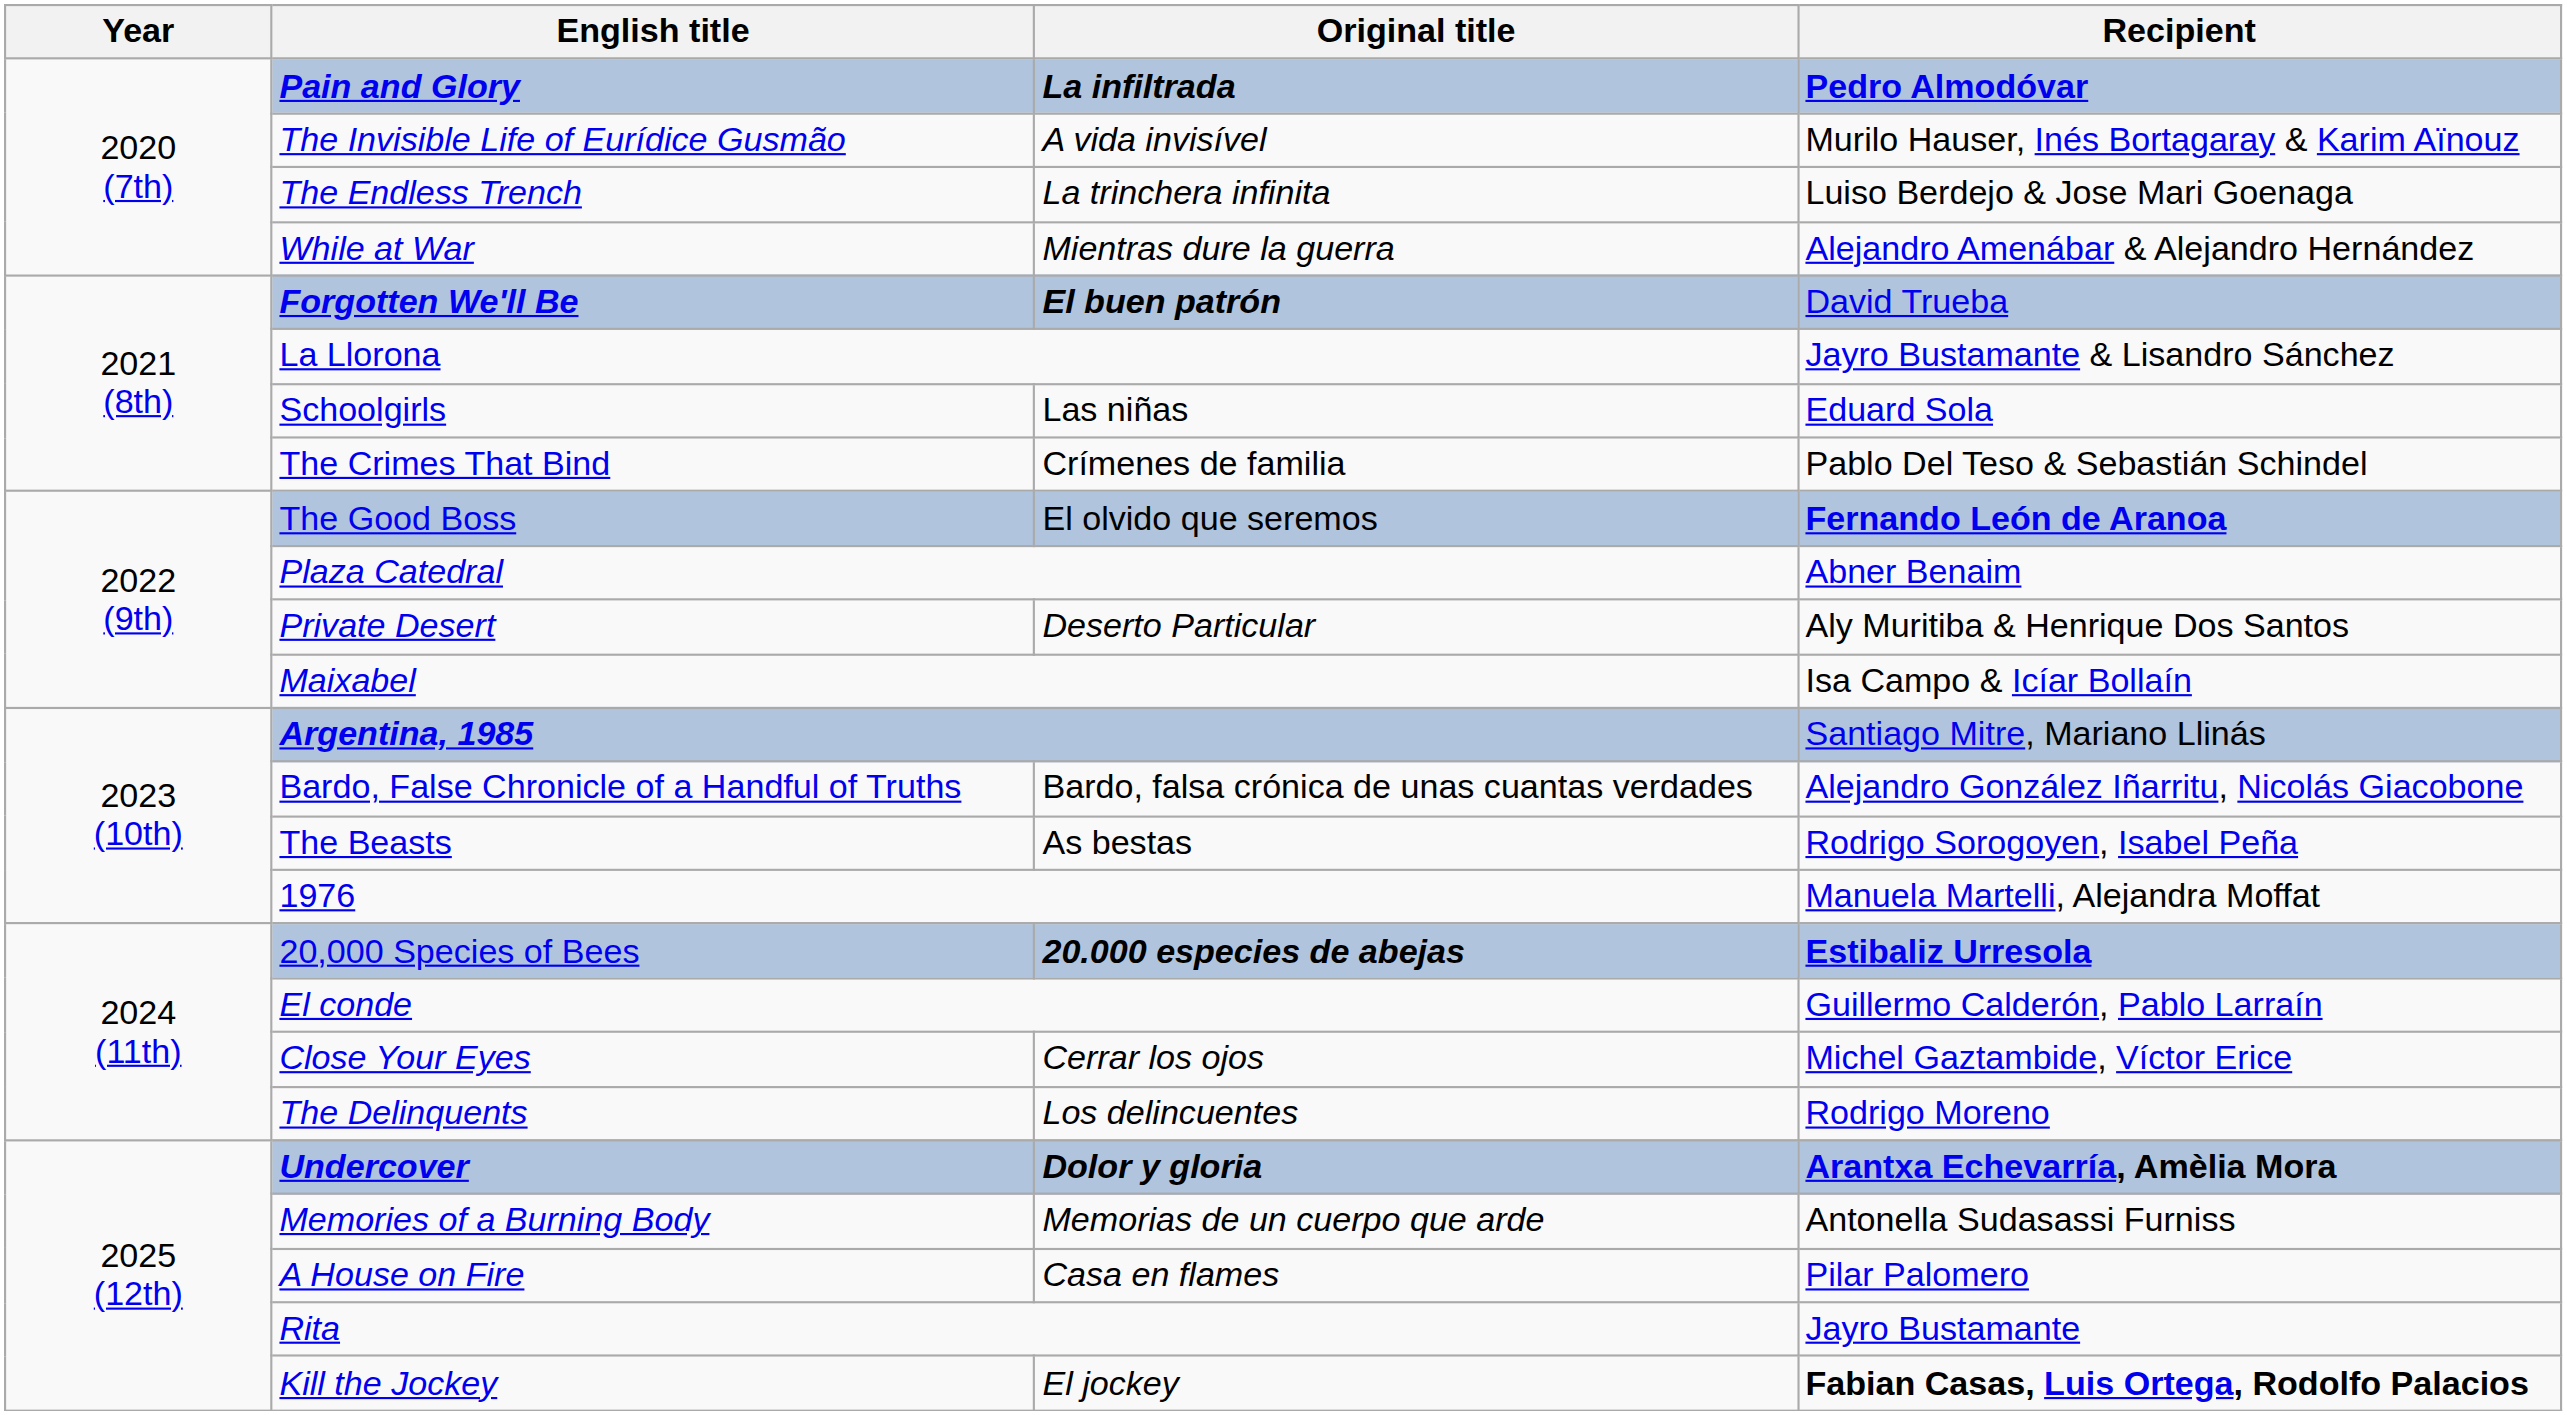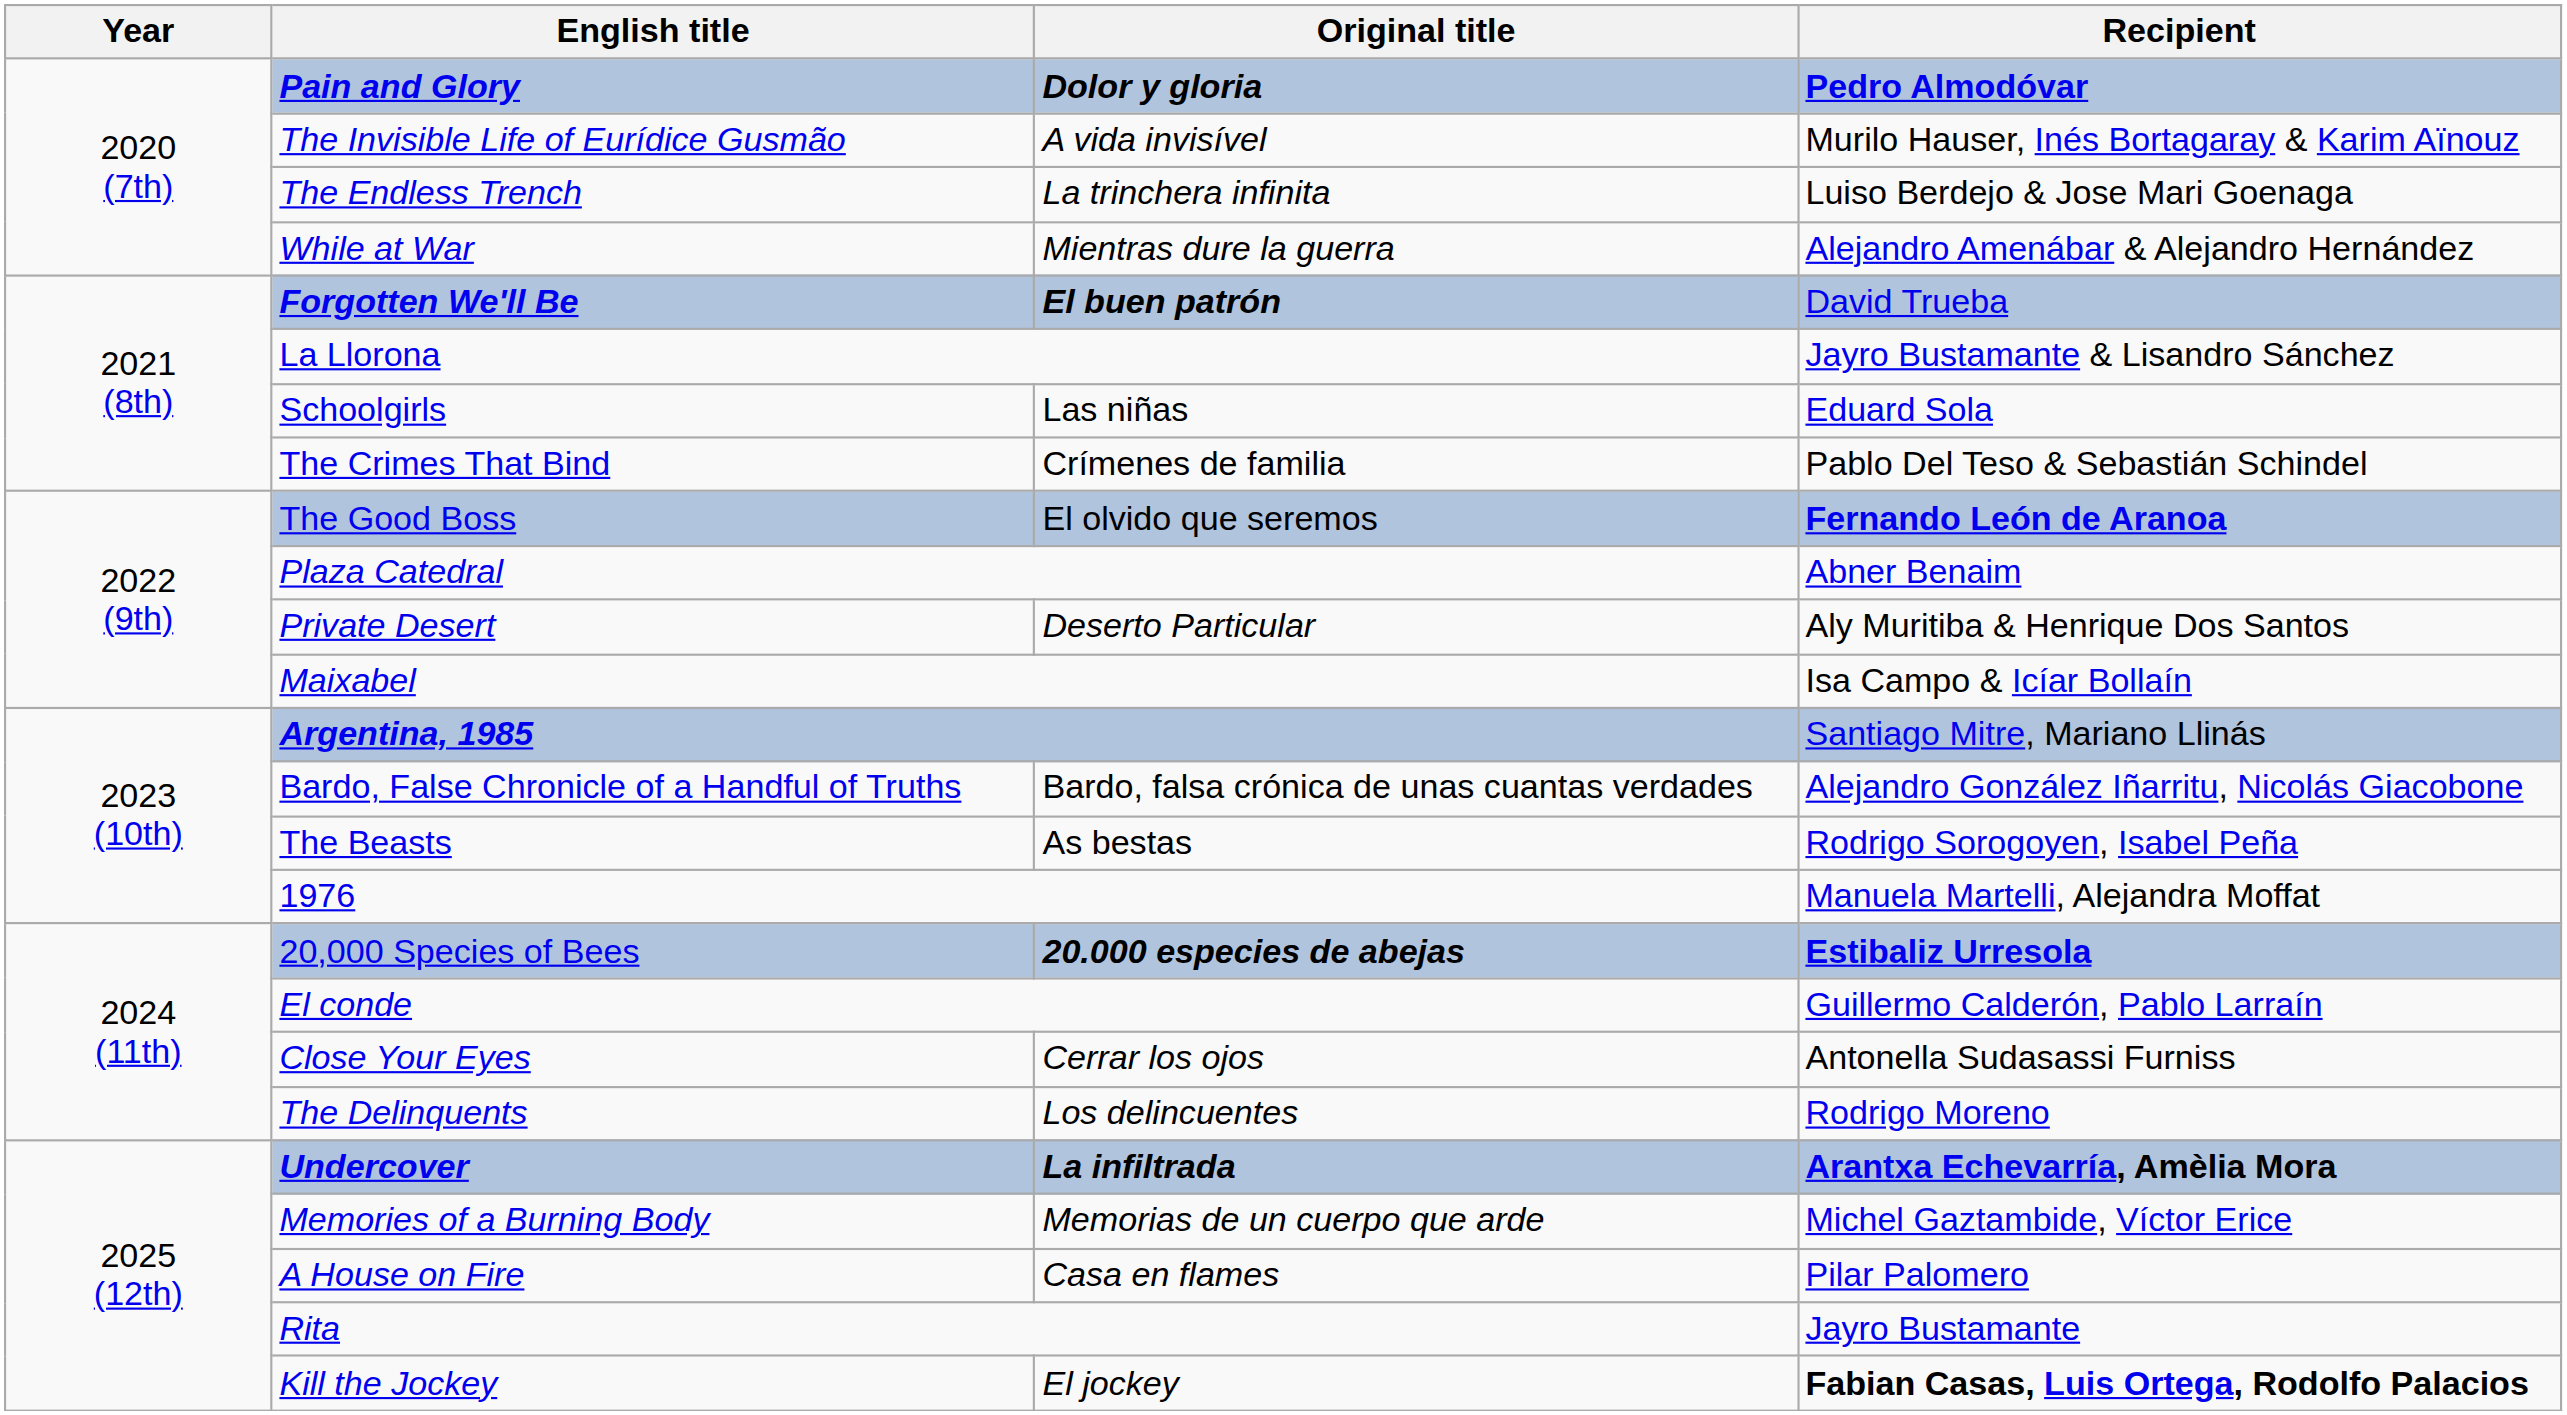(1139, 85) La infiltrada -> (1152, 85) Dolor y gloria
(2049, 1058) Michel Gaztambide, Víctor Erice -> (2020, 1058) Antonella Sudasassi Furniss
(1152, 1166) Dolor y gloria -> (1139, 1166) La infiltrada
(2020, 1220) Antonella Sudasassi Furniss -> (2049, 1220) Michel Gaztambide, Víctor Erice
